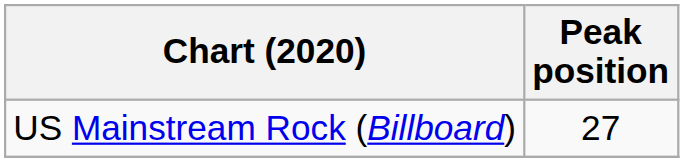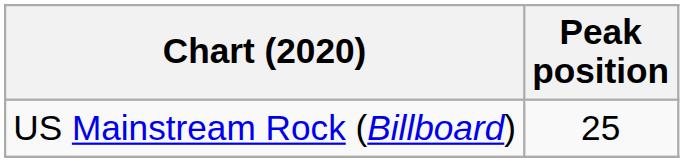(601, 127) 27 -> (601, 127) 25
